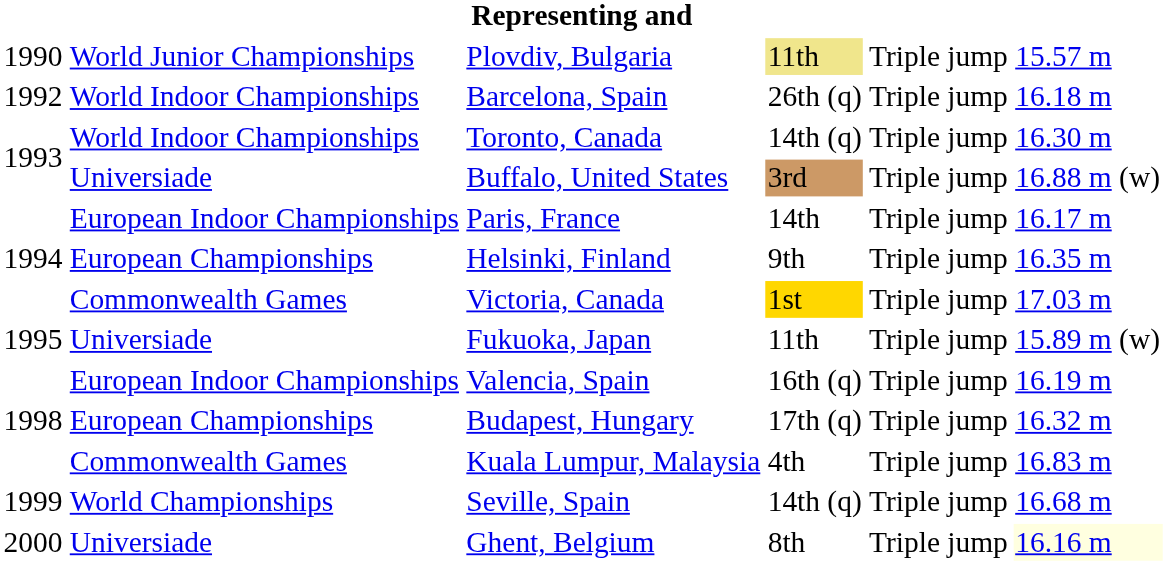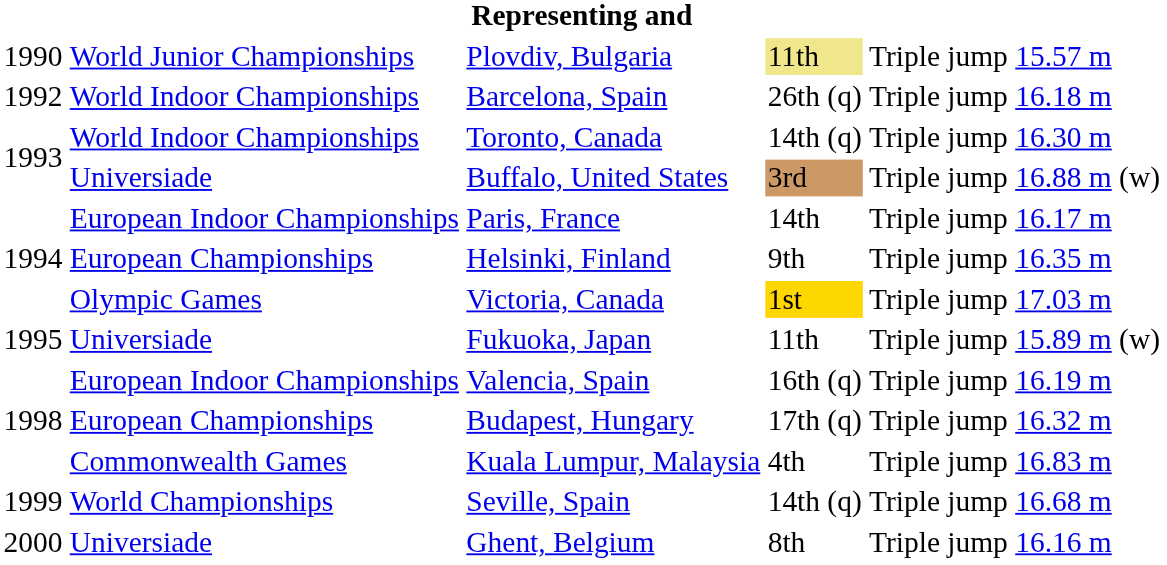(208, 299) Commonwealth Games -> (166, 299) Olympic Games
(1063, 541) lightyellow background -> (1063, 541) no background
